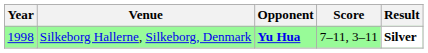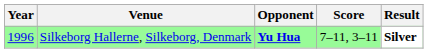(21, 37) 1998 -> (21, 37) 1996
